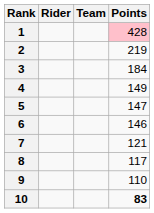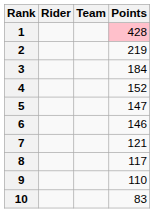(137, 87) 149 -> (137, 87) 152
(140, 198) bold -> (140, 198) normal
